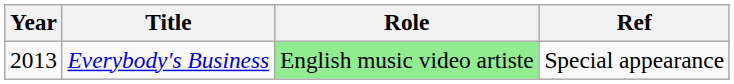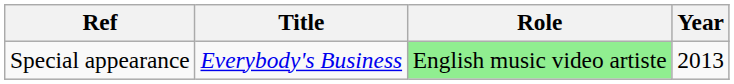columns swapped: (33, 23) <-> (634, 23)
